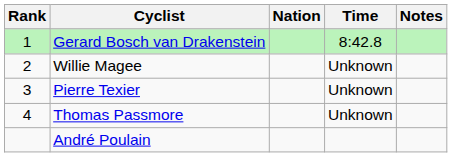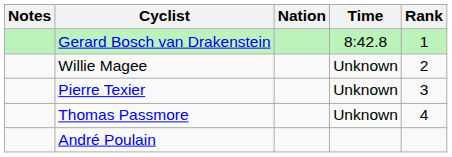columns swapped: (27, 16) <-> (421, 16)
